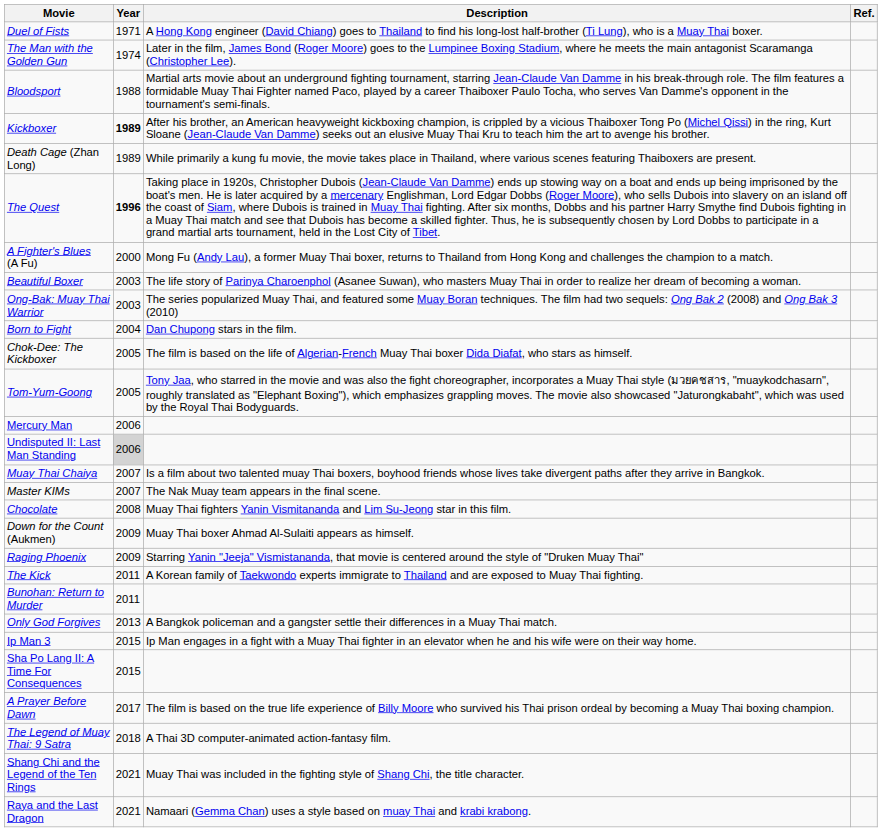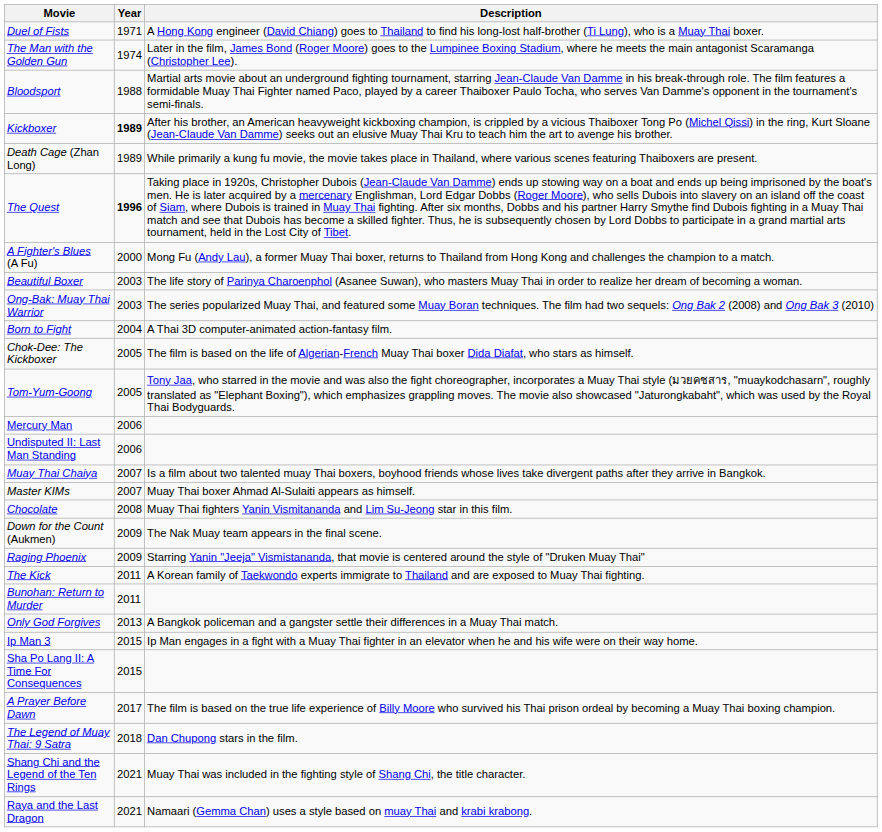- column: (864, 13)
(221, 329) Dan Chupong stars in the film. -> (270, 329) A Thai 3D computer-animated action-fantasy film.
(128, 449) lightgrey background -> (129, 449) no background
(263, 491) The Nak Muay team appears in the final scene. -> (281, 491) Muay Thai boxer Ahmad Al-Sulaiti appears as himself.
(280, 533) Muay Thai boxer Ahmad Al-Sulaiti appears as himself. -> (264, 533) The Nak Muay team appears in the final scene.
(268, 738) A Thai 3D computer-animated action-fantasy film. -> (222, 738) Dan Chupong stars in the film.
